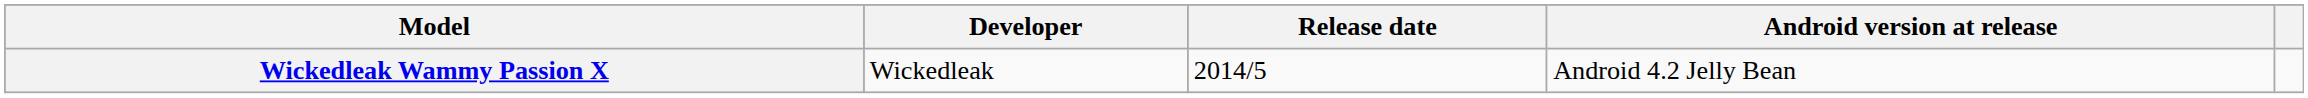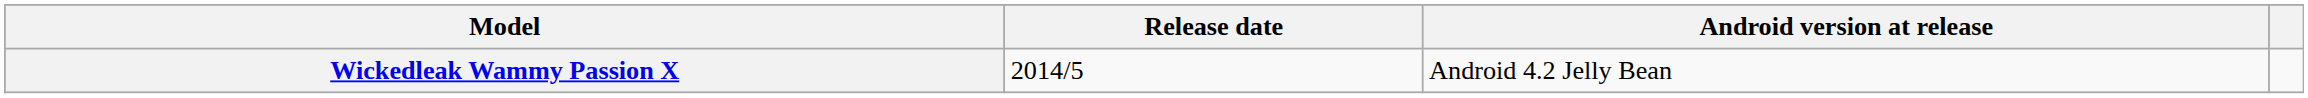- column: (1026, 26)
